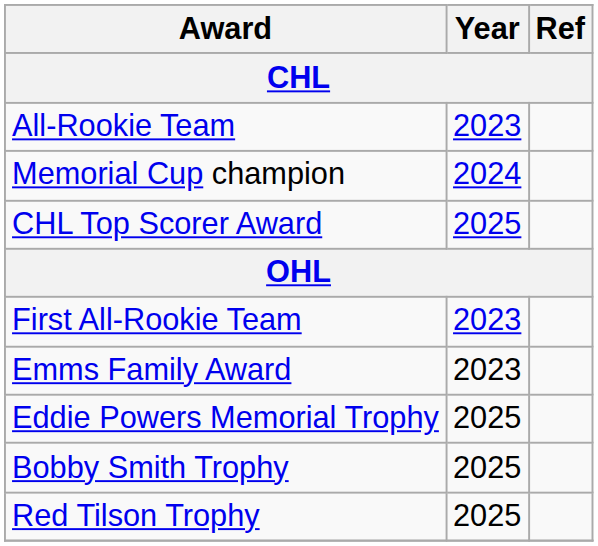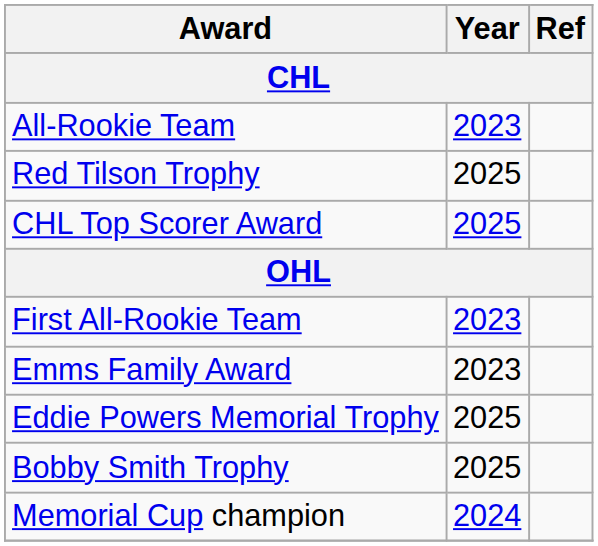rows swapped: (179, 175) <-> (136, 516)
